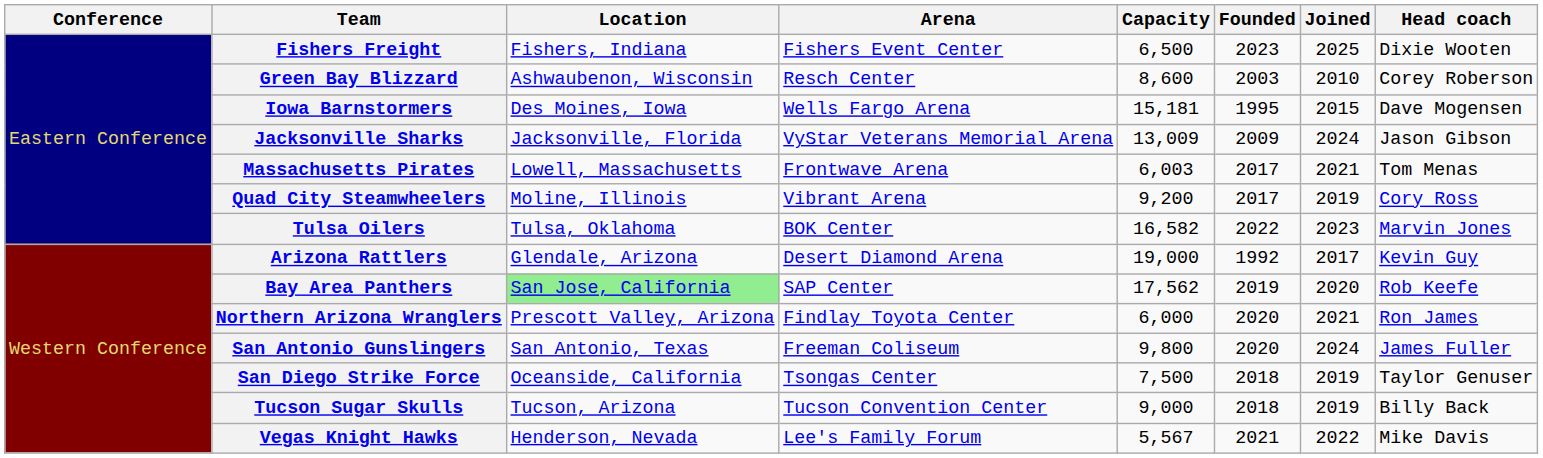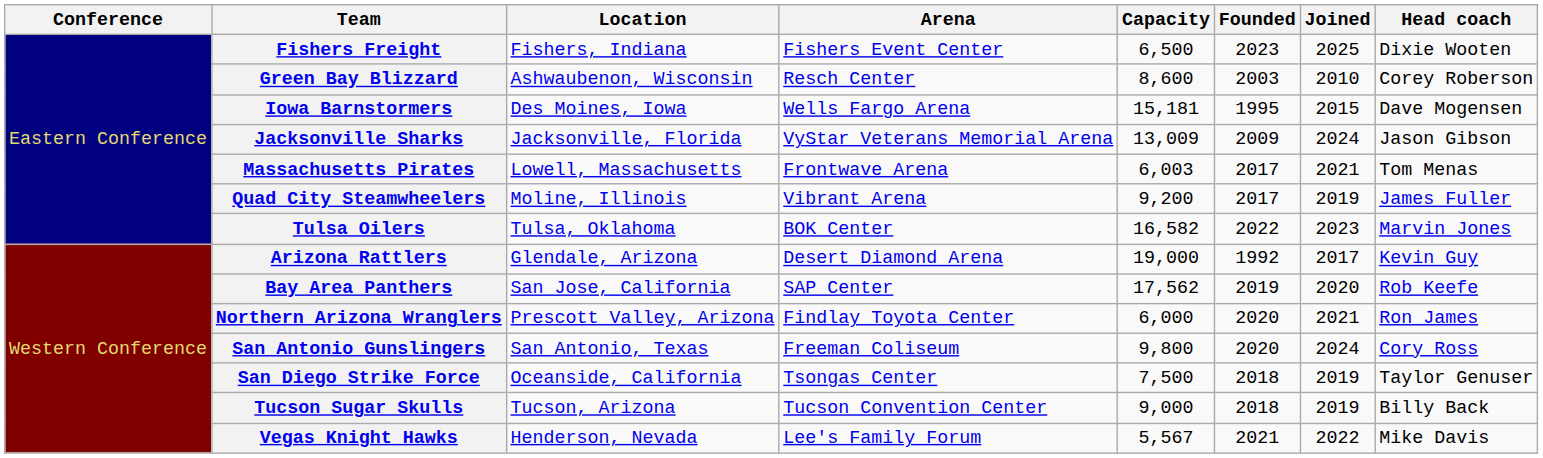(1429, 199) Cory Ross -> (1445, 199) James Fuller
(621, 289) lightgreen background -> (621, 289) no background
(1445, 348) James Fuller -> (1429, 348) Cory Ross
